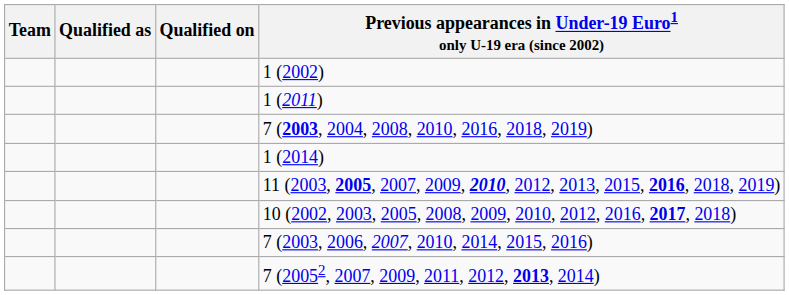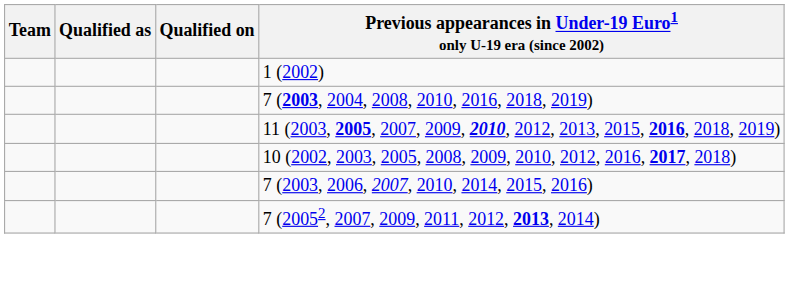- row: (293, 100)
- row: (293, 157)
